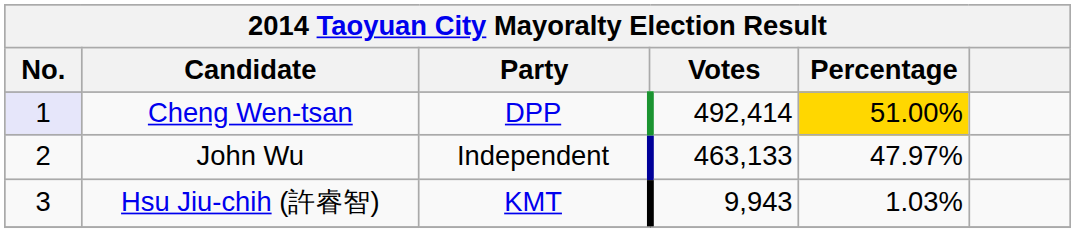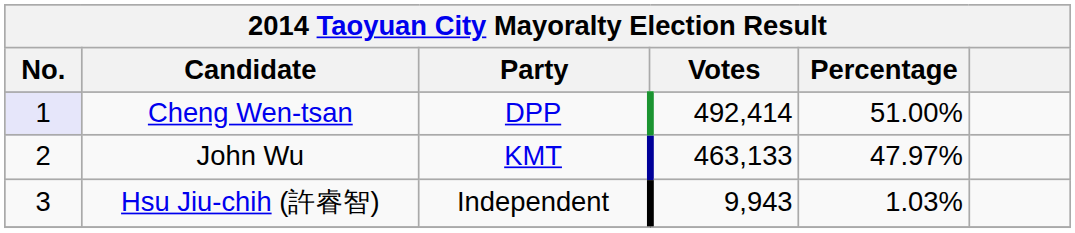(916, 112) gold background -> (916, 112) no background
(533, 156) Independent -> (533, 156) KMT
(533, 202) KMT -> (533, 202) Independent
